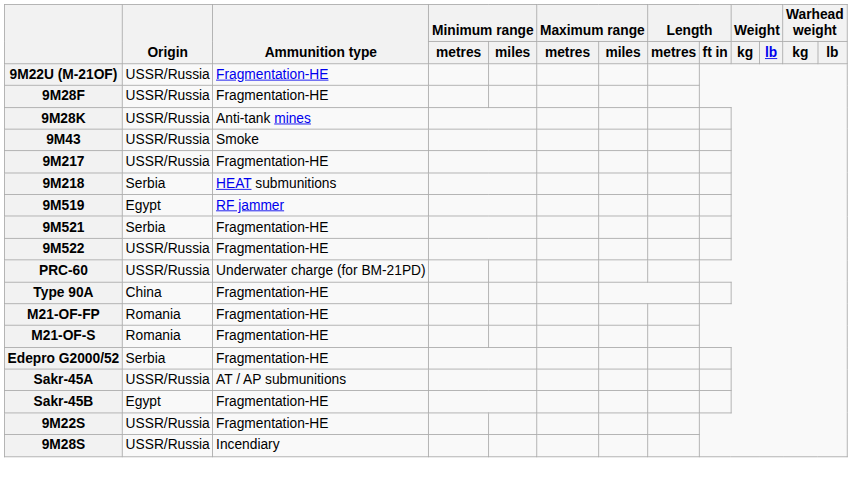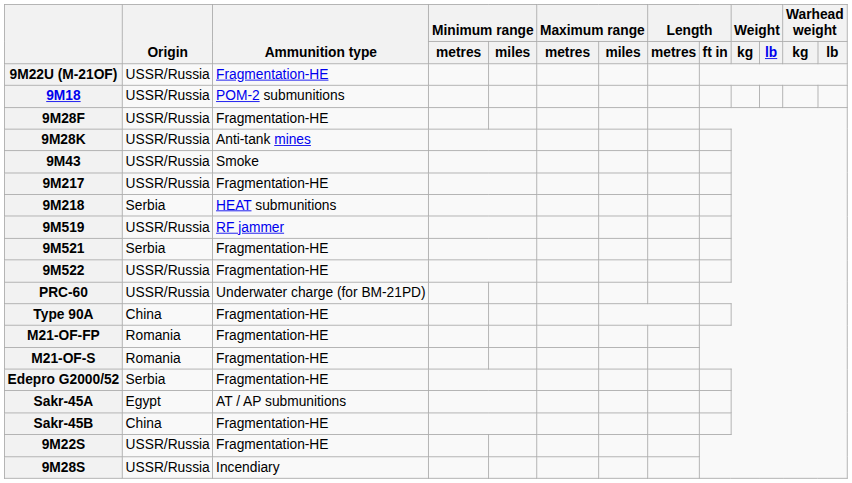+ row: (63, 96)
(143, 205) Egypt -> (168, 227) USSR/Russia
(168, 380) USSR/Russia -> (143, 401) Egypt
(143, 401) Egypt -> (144, 423) China
